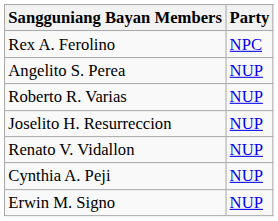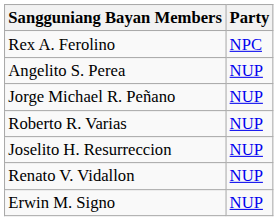+ row: (92, 96)
- row: (59, 176)
